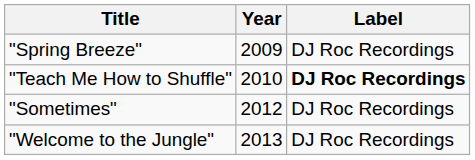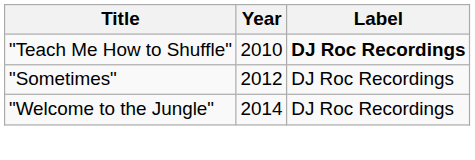- row: (75, 49)
(262, 139) 2013 -> (262, 109) 2014
